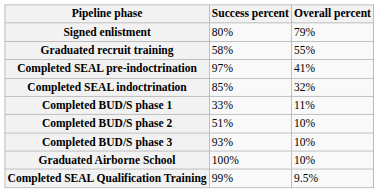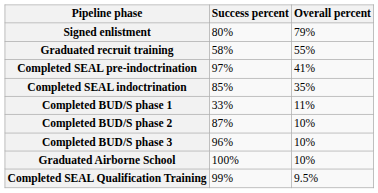(305, 87) 32% -> (305, 87) 35%
(222, 123) 51% -> (222, 123) 87%
(222, 142) 93% -> (222, 142) 96%
